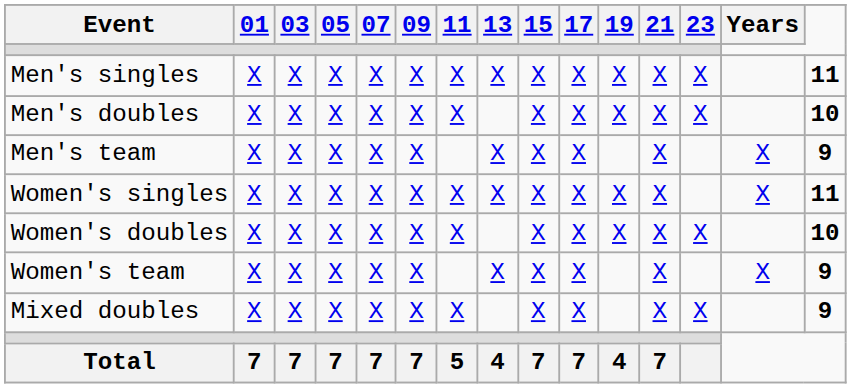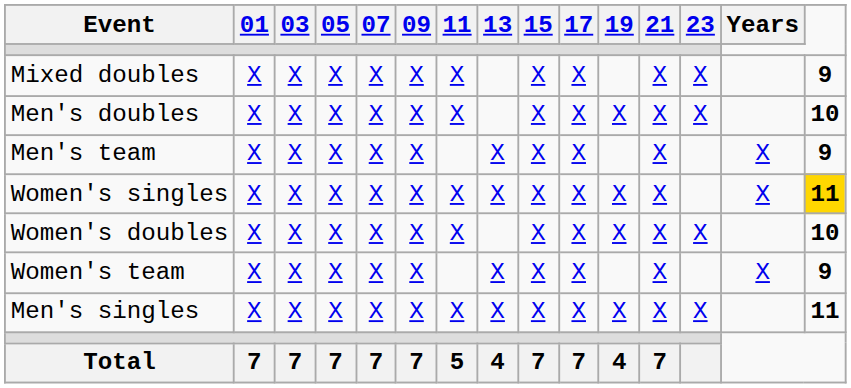rows swapped: (105, 76) <-> (105, 312)
(825, 194) no background -> (825, 194) gold background
